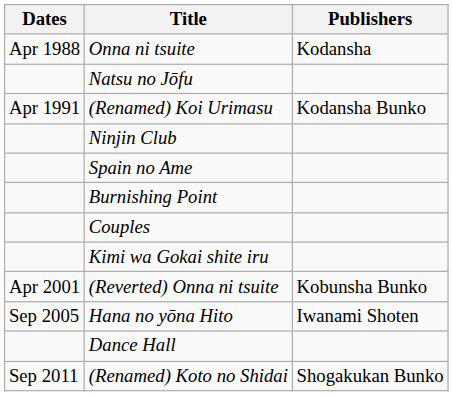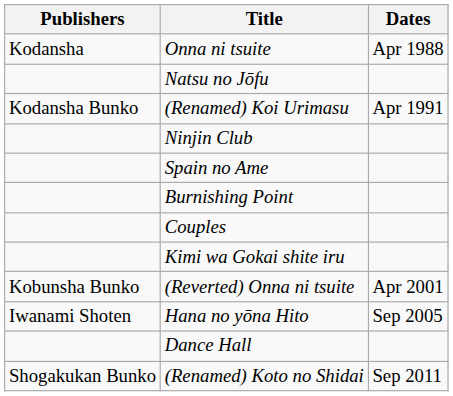columns swapped: (45, 19) <-> (370, 19)
